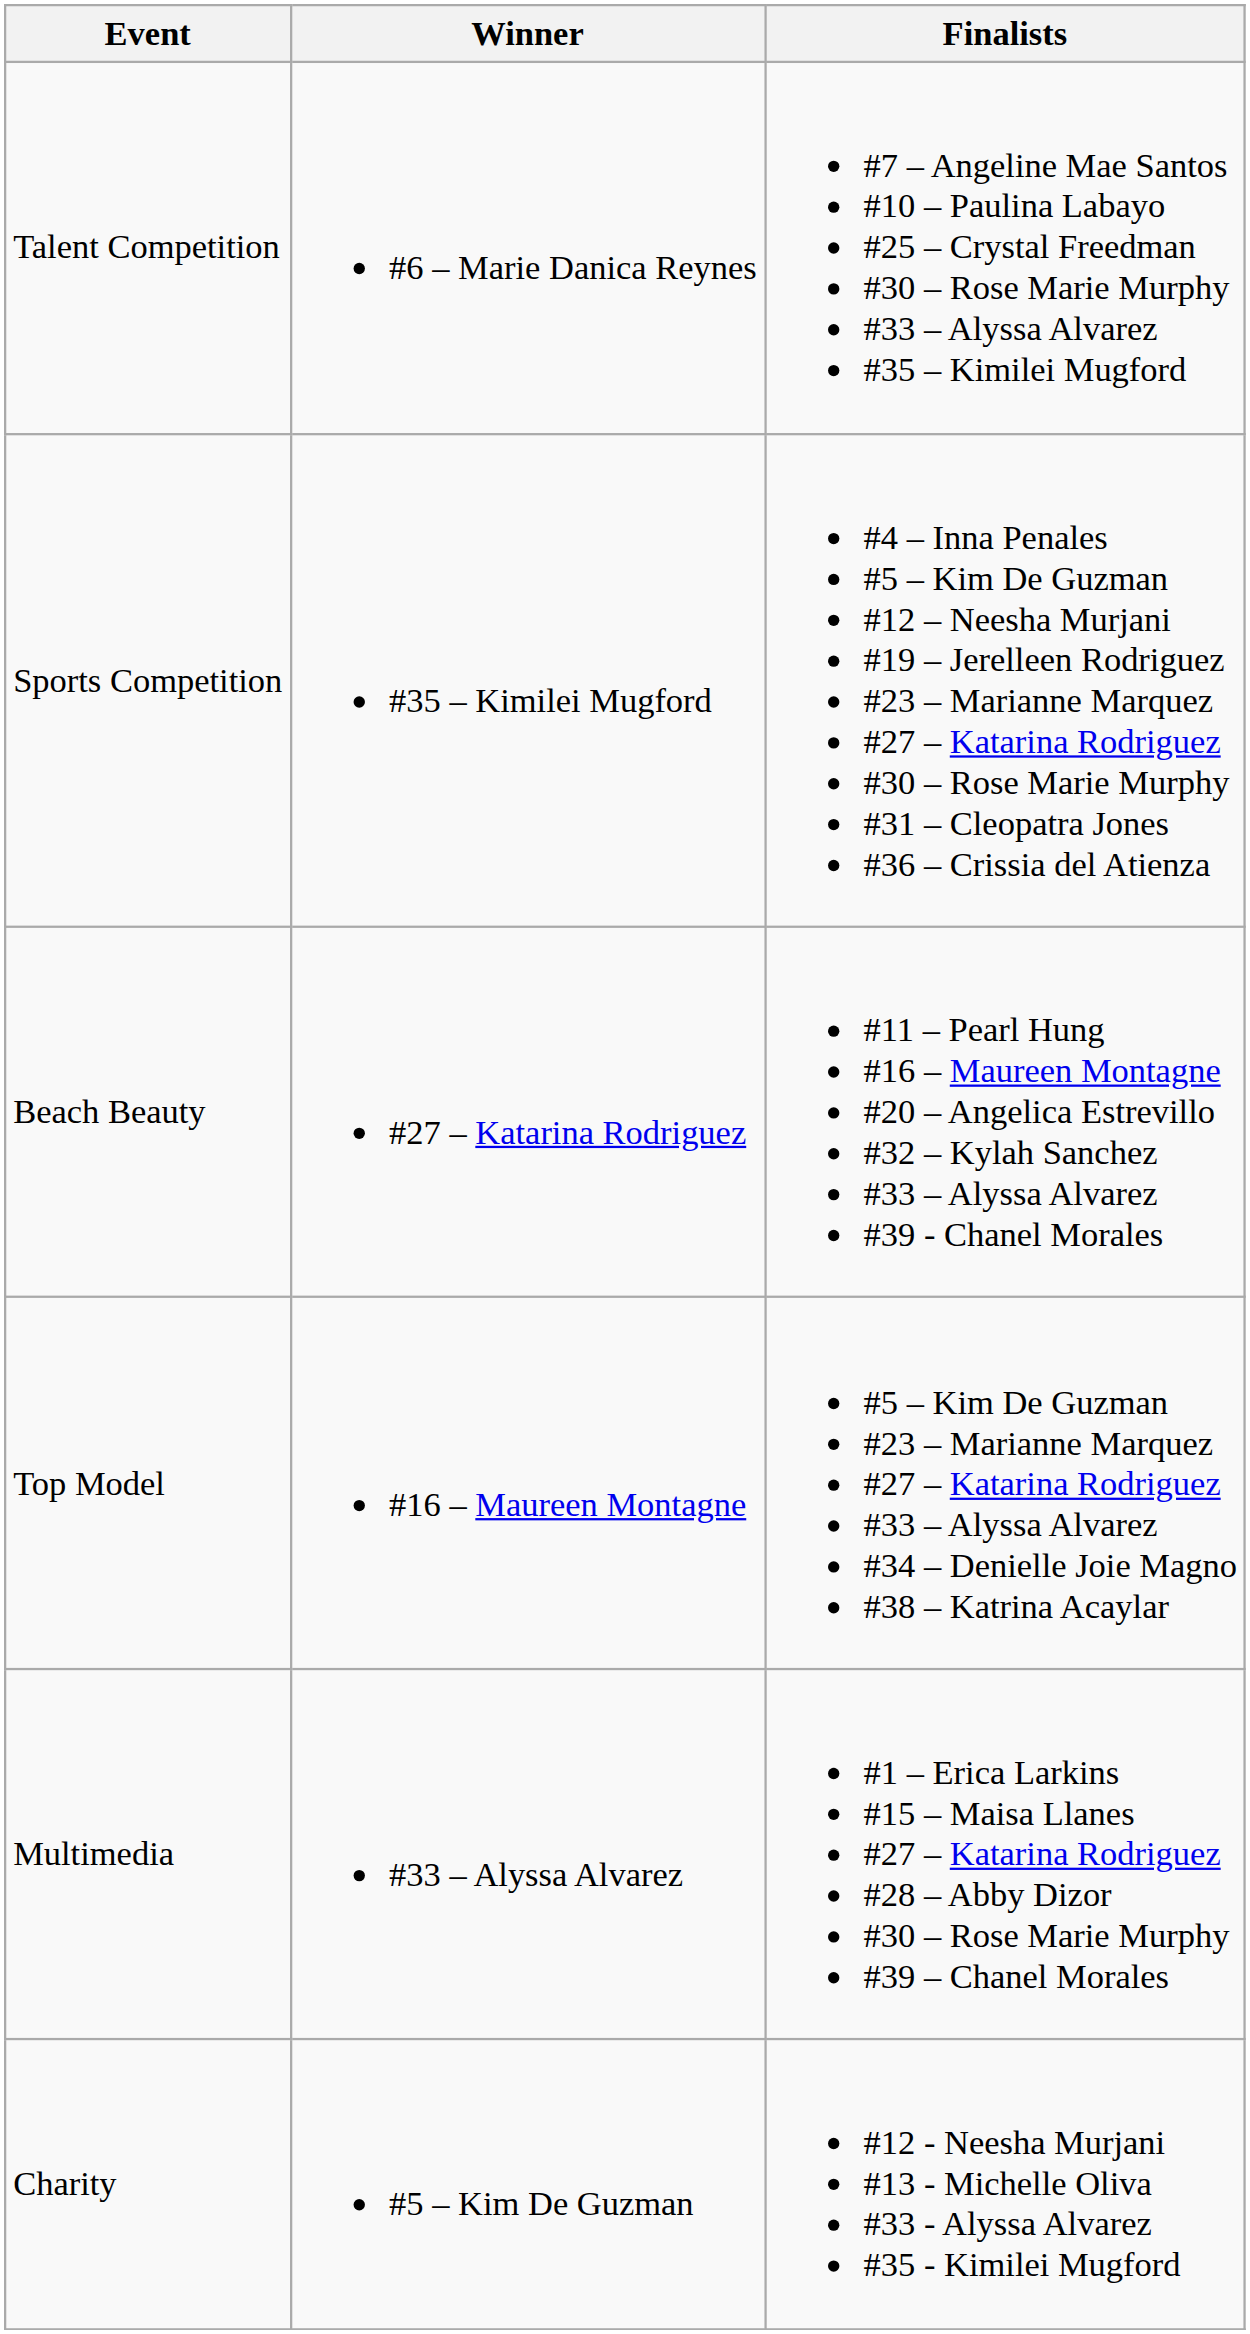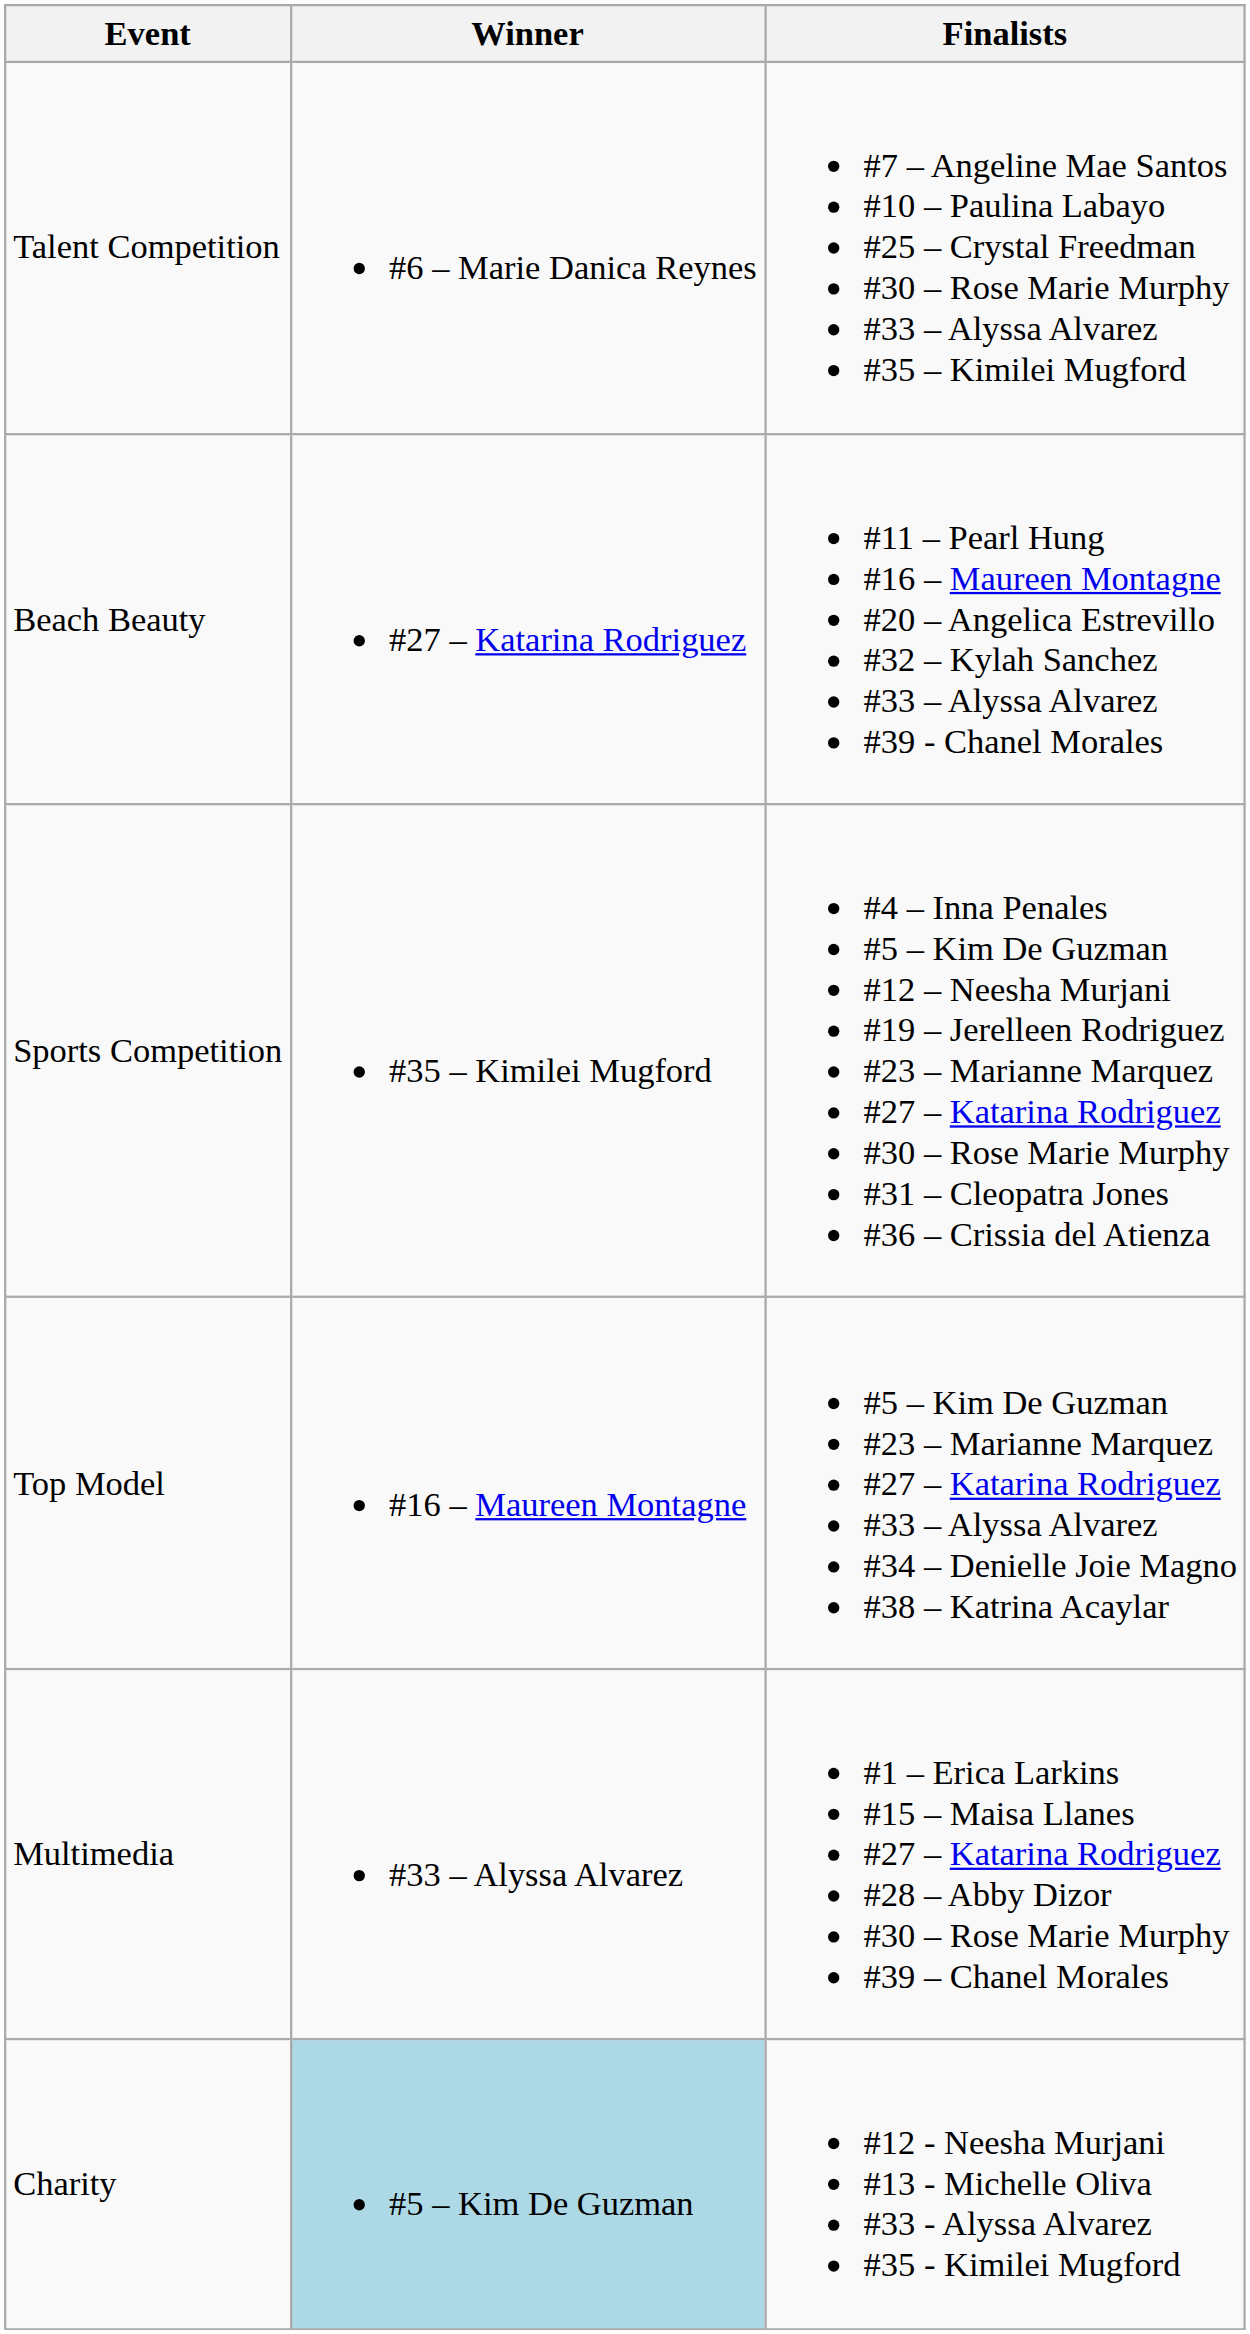rows swapped: (148, 679) <-> (109, 1111)
(528, 2205) no background -> (528, 2205) lightblue background
